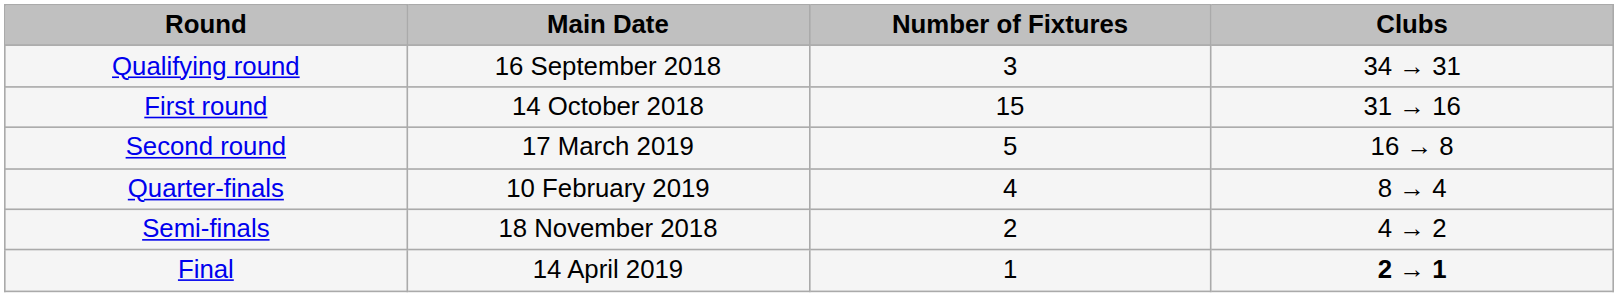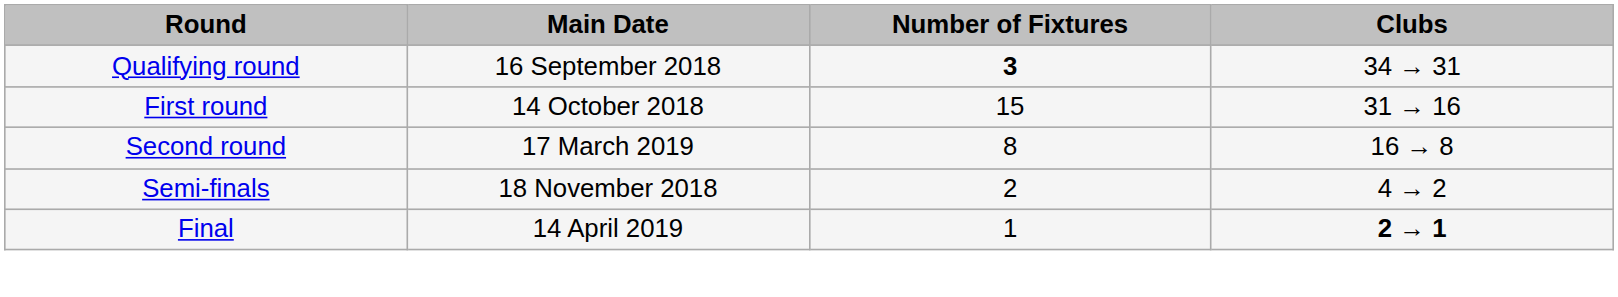(1010, 65) normal -> (1010, 65) bold
(1010, 147) 5 -> (1010, 147) 8
- row: (206, 188)
